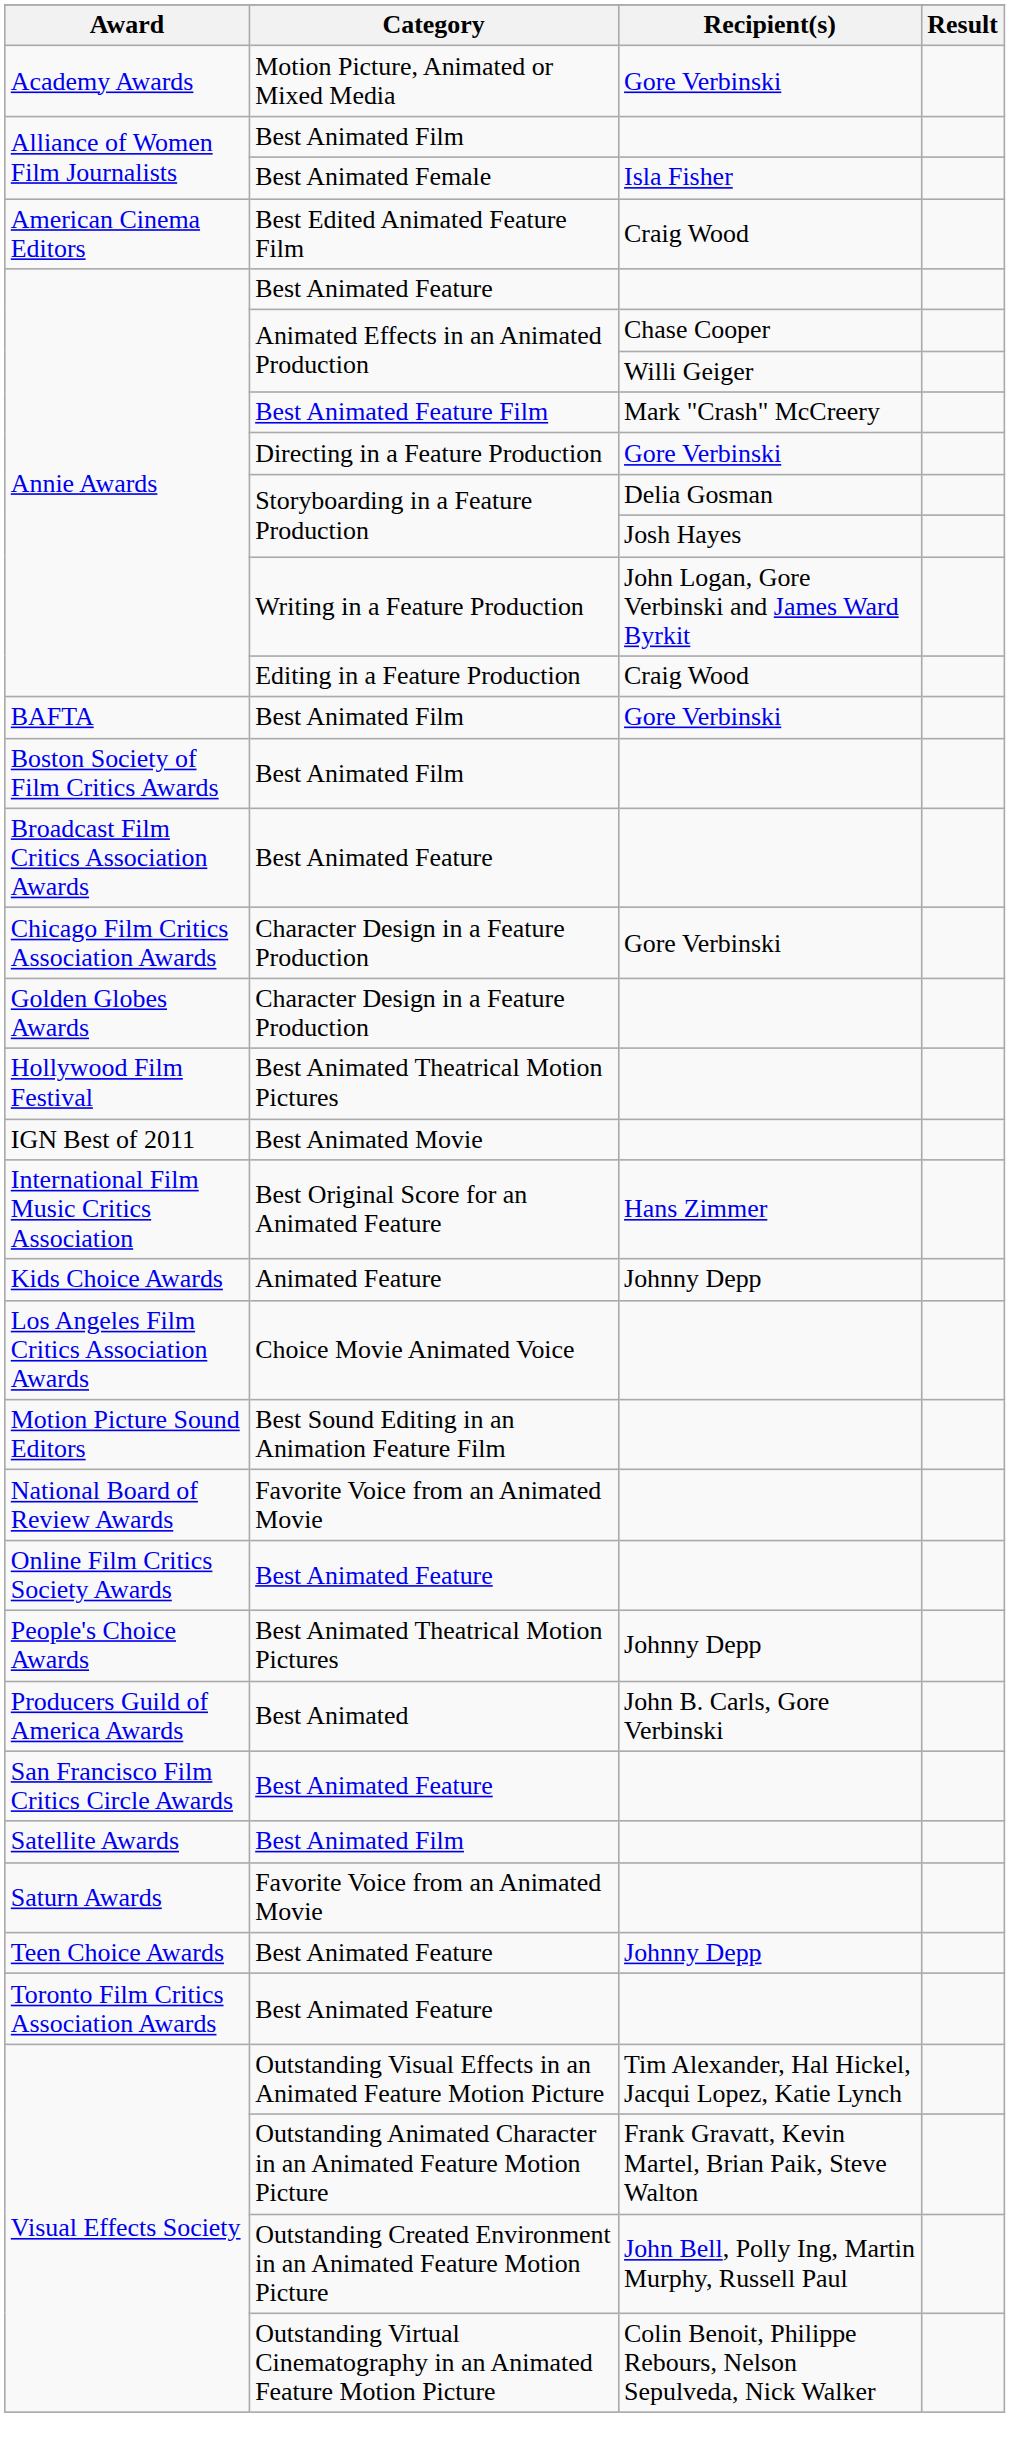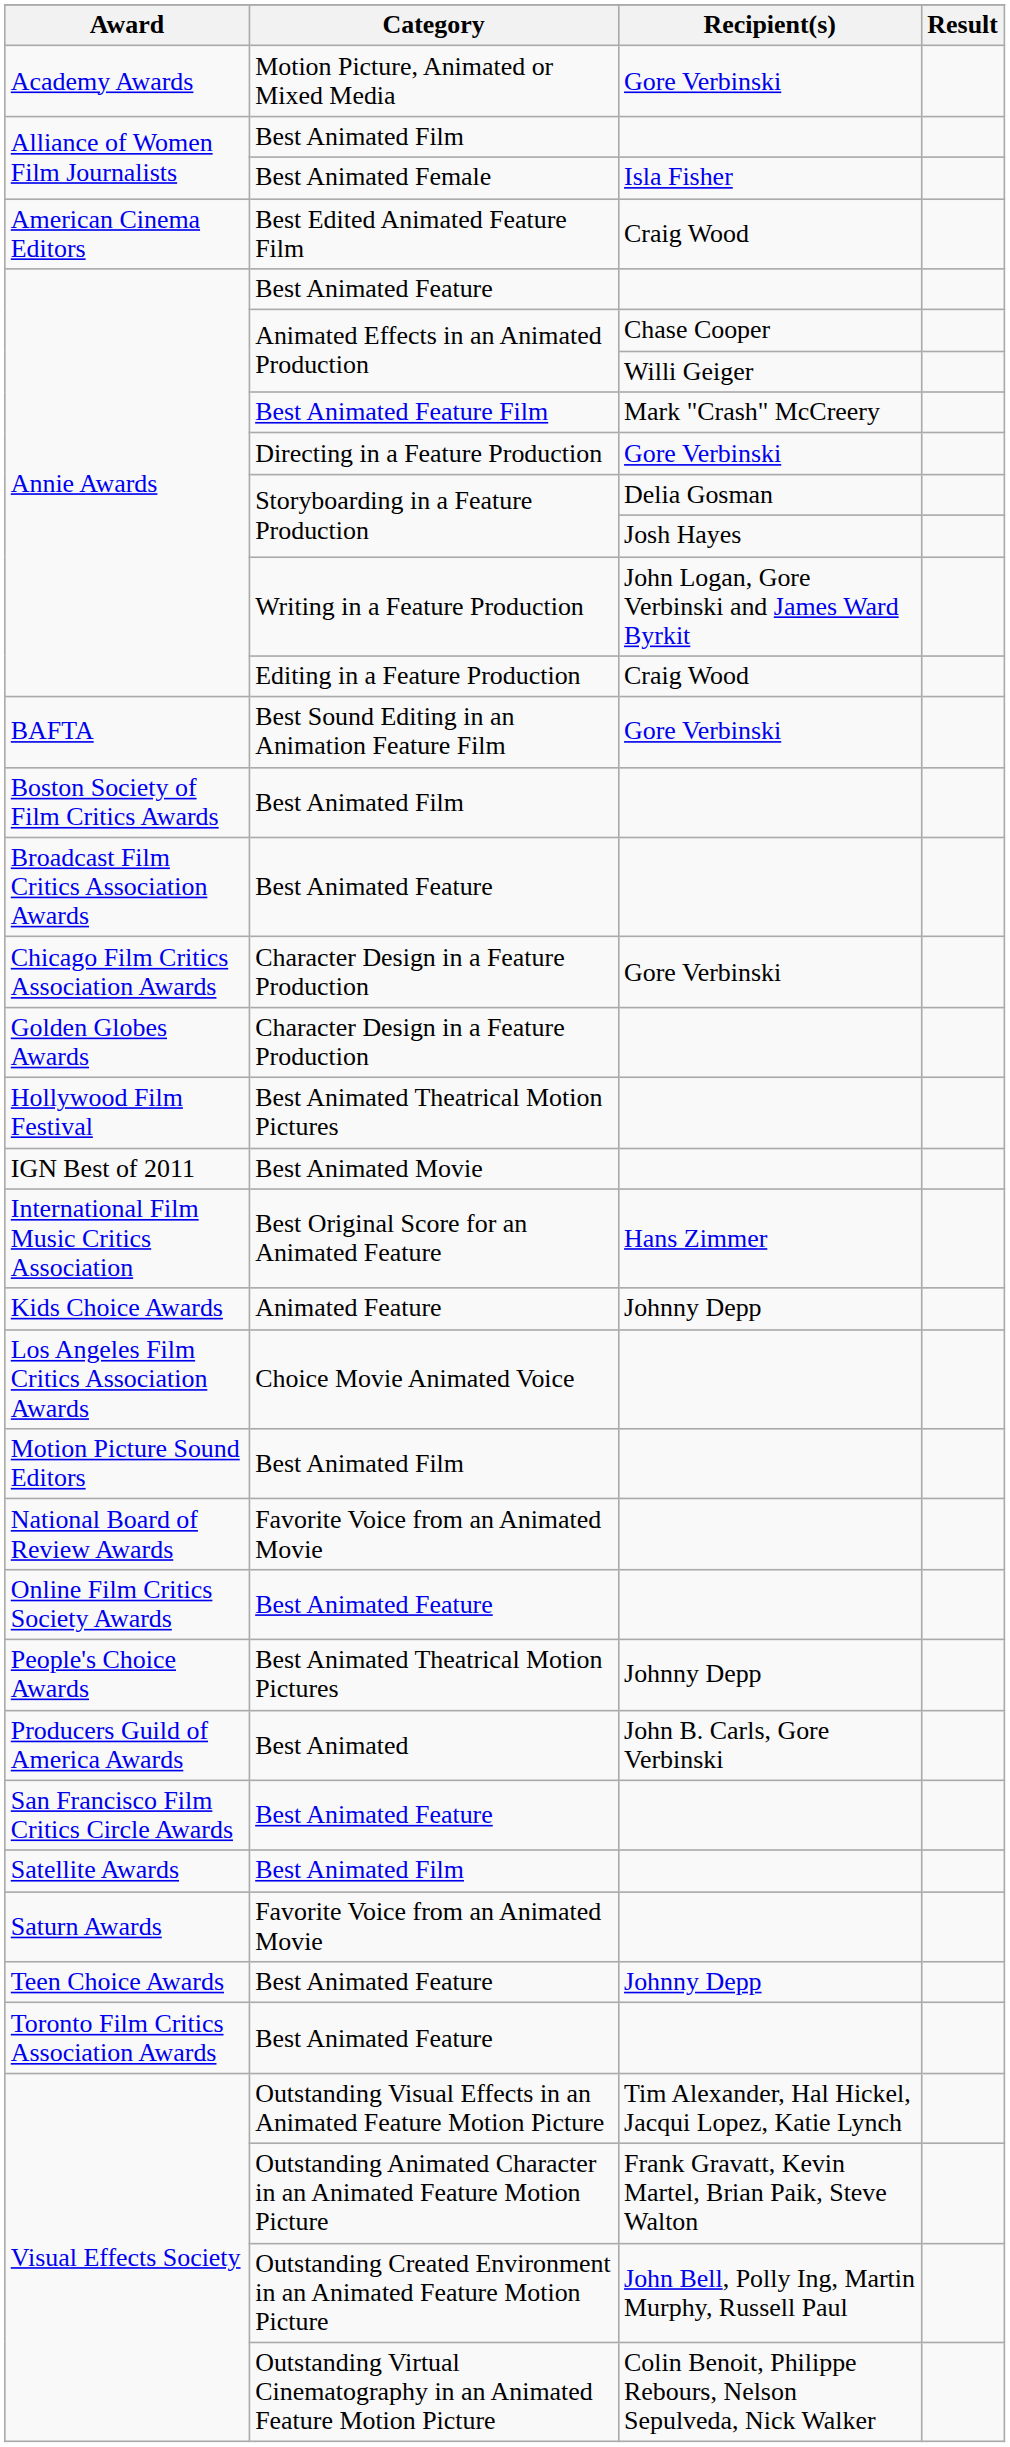(360, 717) Best Animated Film -> (385, 731) Best Sound Editing in an Animation Feature Film
(385, 1434) Best Sound Editing in an Animation Feature Film -> (360, 1463) Best Animated Film
